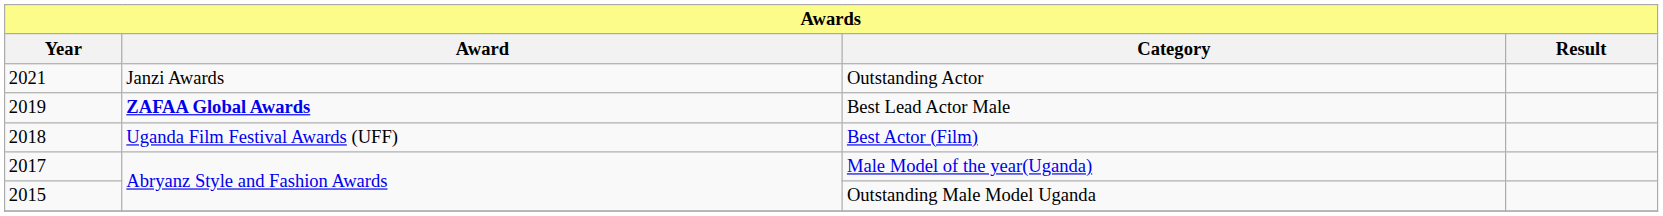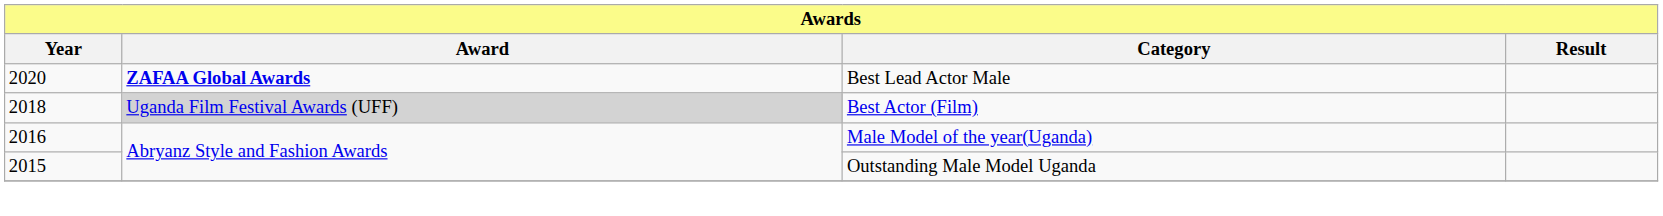- row: (915, 78)
(27, 107) 2019 -> (27, 78) 2020
(262, 136) no background -> (262, 107) lightgrey background
(27, 166) 2017 -> (27, 136) 2016
